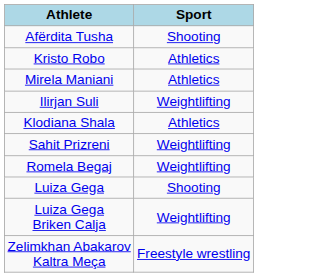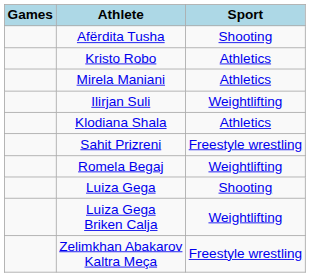+ column: (30, 15)
(194, 144) Weightlifting -> (245, 144) Freestyle wrestling
